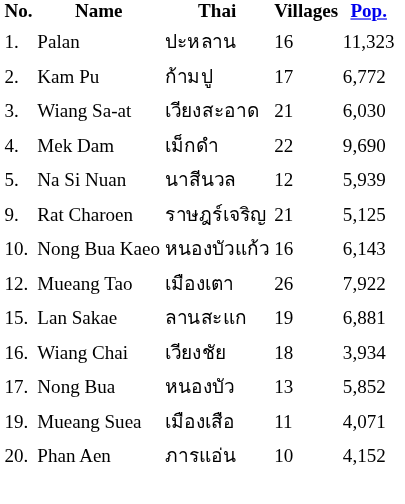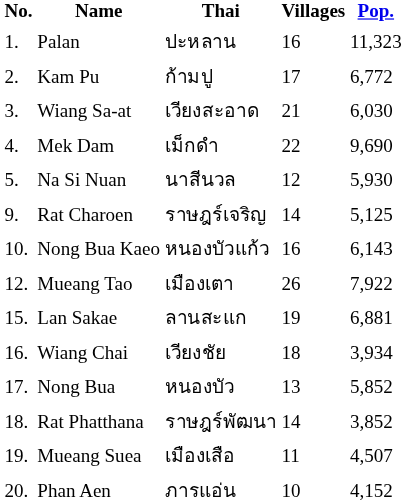(364, 179) 5,939 -> (371, 179) 5,930
(284, 214) 21 -> (291, 214) 14
+ row: (91, 421)
(364, 421) 4,071 -> (371, 455) 4,507
